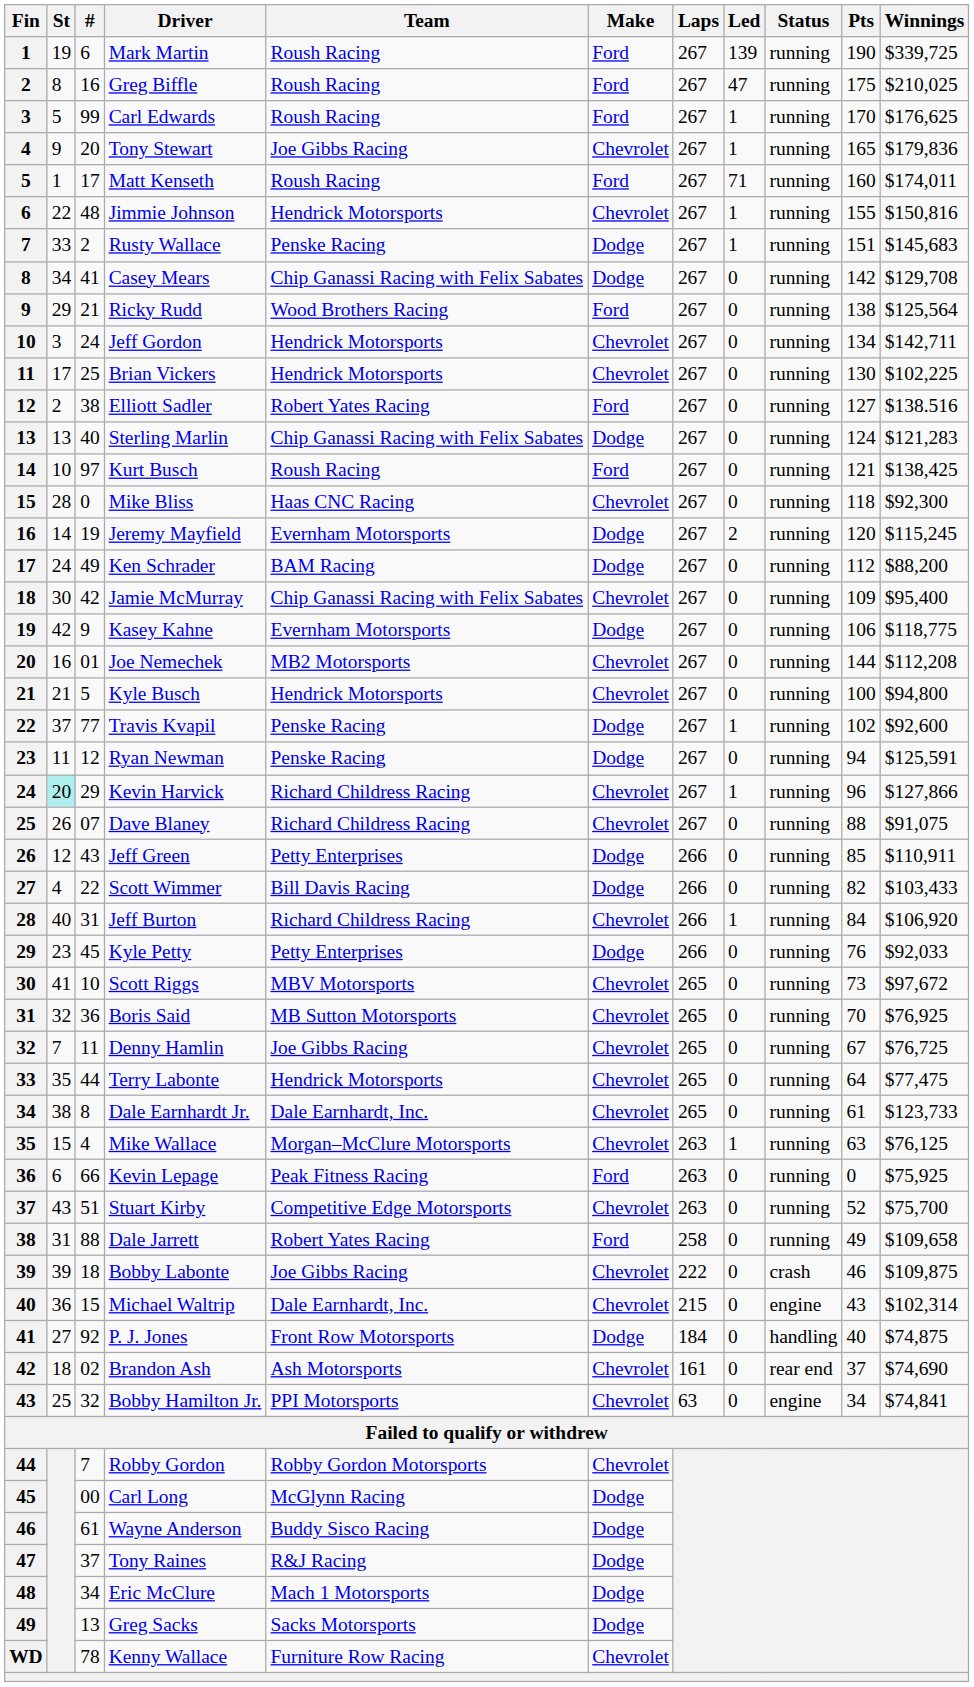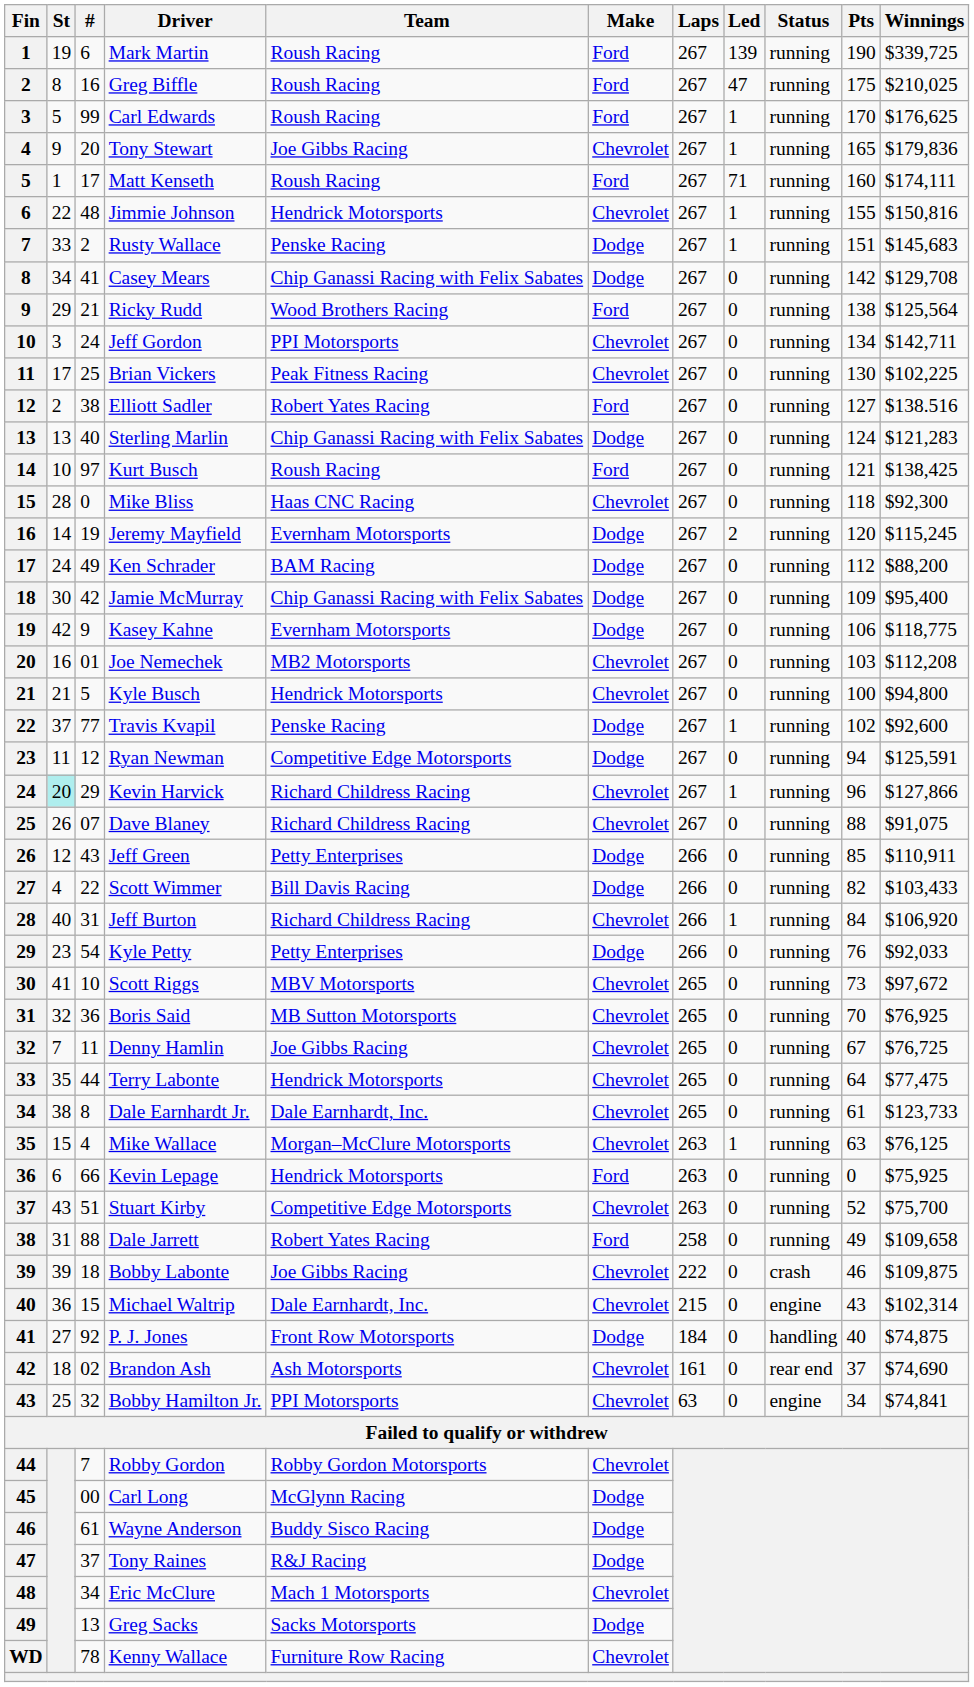(921, 181) $174,011 -> (920, 181) $174,111
(357, 341) Hendrick Motorsports -> (335, 341) PPI Motorsports
(357, 373) Hendrick Motorsports -> (349, 373) Peak Fitness Racing
(631, 598) Chevrolet -> (618, 598) Dodge
(861, 662) 144 -> (861, 662) 103
(328, 758) Penske Racing -> (391, 758) Competitive Edge Motorsports
(90, 951) 45 -> (90, 951) 54
(349, 1175) Peak Fitness Racing -> (357, 1175) Hendrick Motorsports
(618, 1592) Dodge -> (631, 1592) Chevrolet
